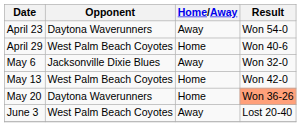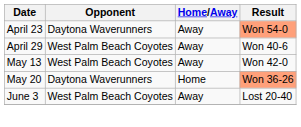(265, 29) no background -> (265, 29) lightsalmon background
(192, 46) Home -> (191, 46) Away
- row: (21, 63)
(192, 79) Home -> (191, 63) Away
